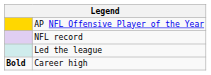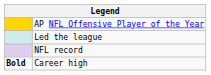rows swapped: (59, 37) <-> (68, 50)
